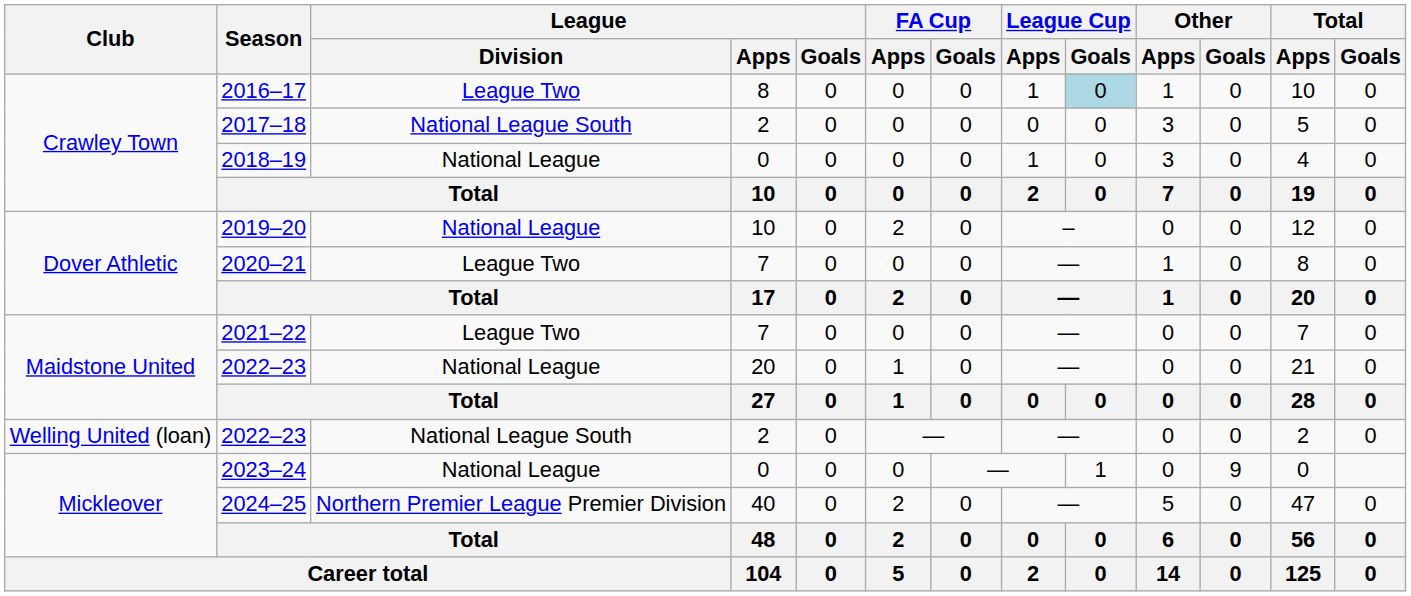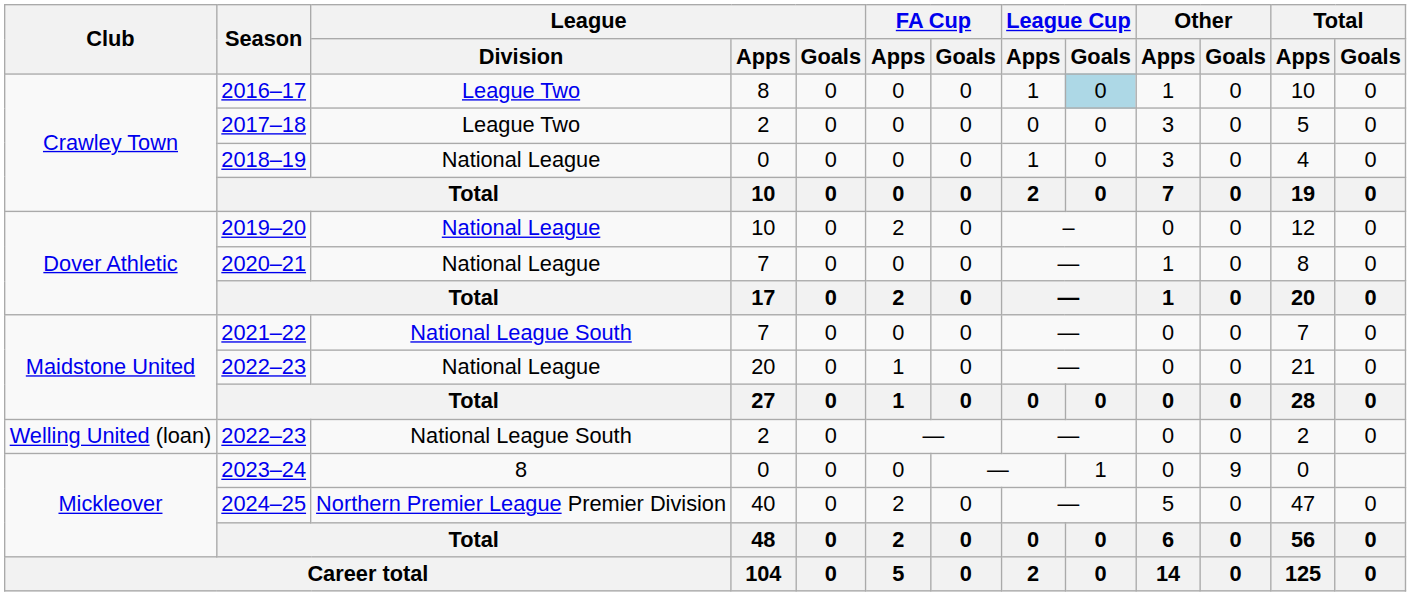(521, 125) National League South -> (521, 125) League Two
(521, 263) League Two -> (521, 263) National League
(521, 332) League Two -> (521, 332) National League South
(521, 470) National League -> (521, 470) 8
